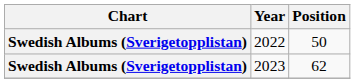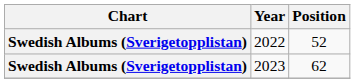(319, 41) 50 -> (319, 41) 52
